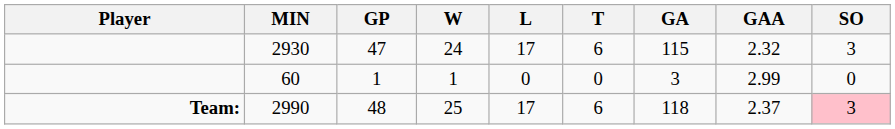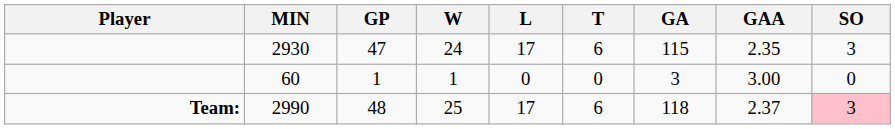(764, 49) 2.32 -> (764, 49) 2.35
(764, 78) 2.99 -> (764, 78) 3.00
